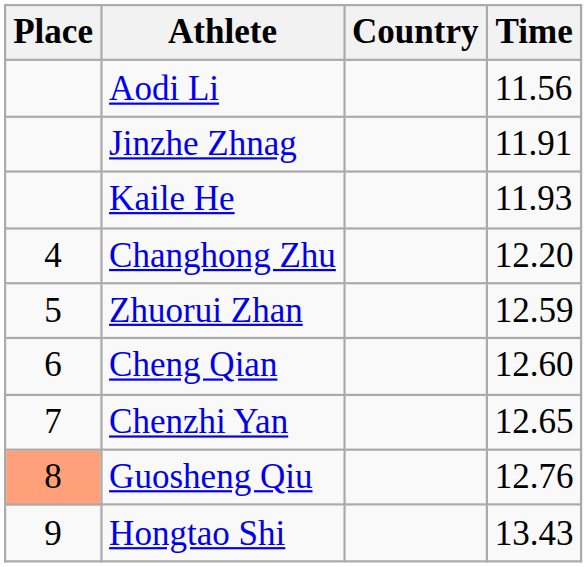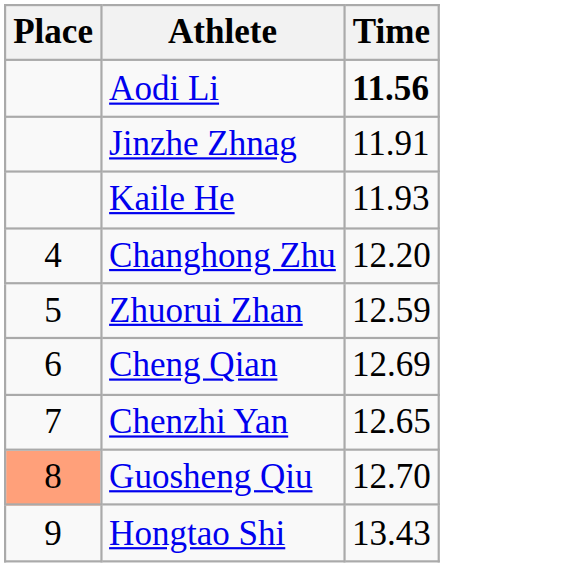- column: (415, 32)
(533, 87) normal -> (390, 87) bold
(534, 365) 12.60 -> (391, 365) 12.69
(534, 476) 12.76 -> (391, 476) 12.70
